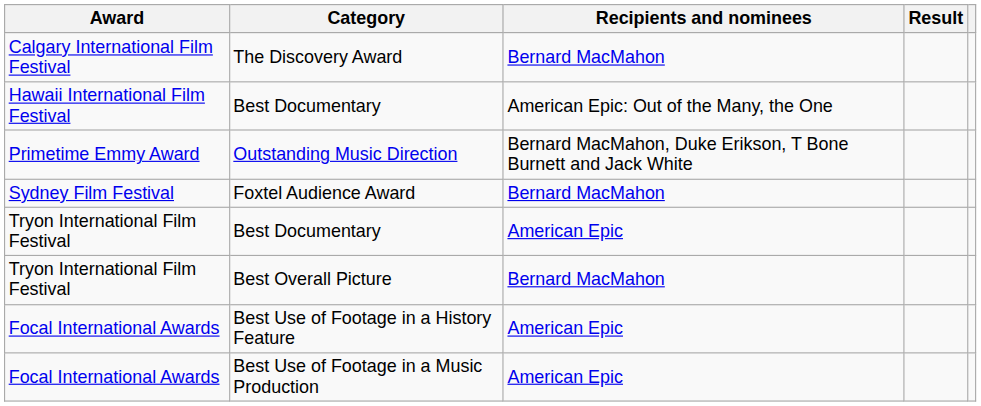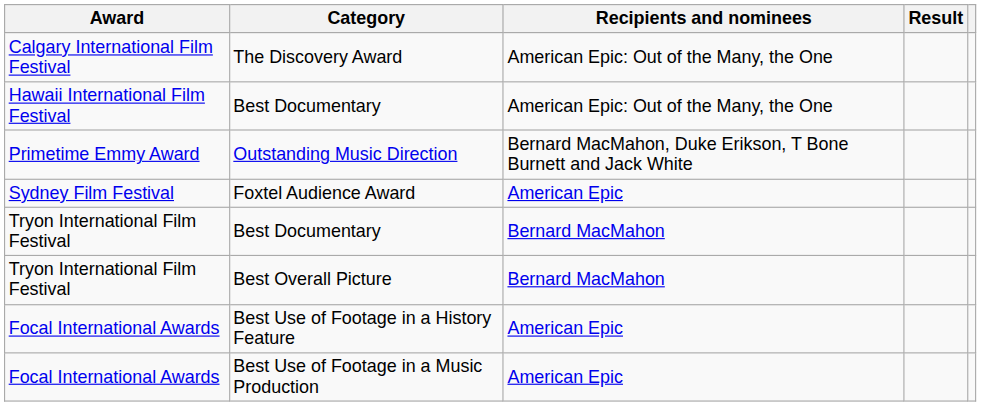(586, 57) Bernard MacMahon -> (670, 57) American Epic: Out of the Many, the One
(586, 192) Bernard MacMahon -> (565, 192) American Epic
(565, 231) American Epic -> (586, 231) Bernard MacMahon
